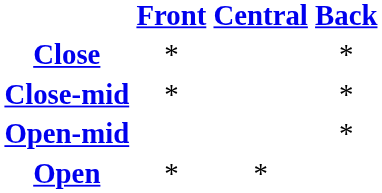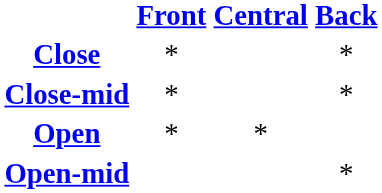rows swapped: (67, 134) <-> (67, 173)
